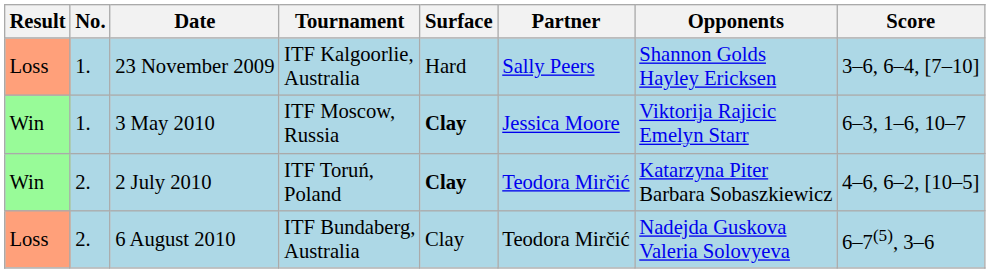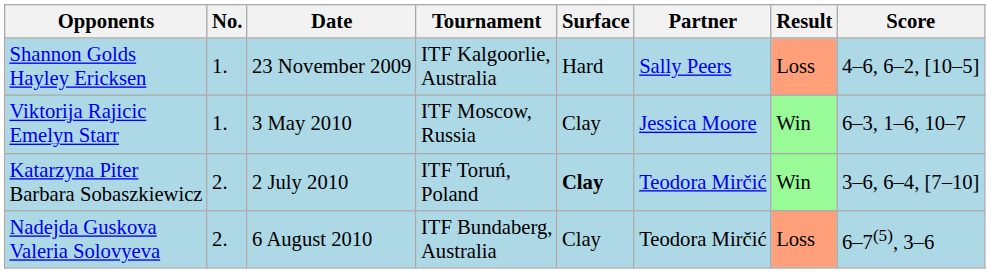columns swapped: (38, 20) <-> (736, 20)
(911, 66) 3–6, 6–4, [7–10] -> (911, 66) 4–6, 6–2, [10–5]
(446, 123) bold -> (581, 123) normal
(911, 181) 4–6, 6–2, [10–5] -> (911, 181) 3–6, 6–4, [7–10]
